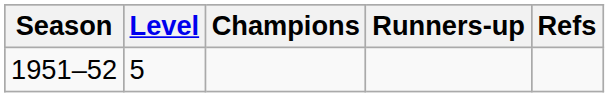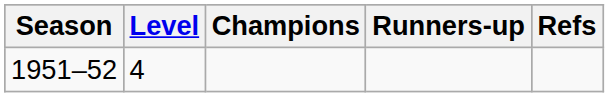(137, 69) 5 -> (137, 69) 4
